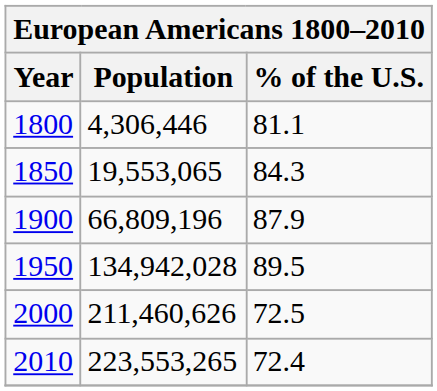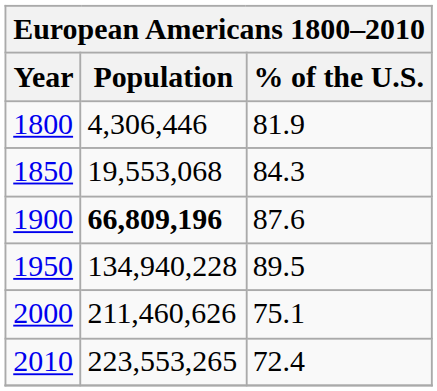(279, 124) 81.1 -> (279, 124) 81.9
(155, 171) 19,553,065 -> (155, 171) 19,553,068
(155, 218) normal -> (155, 218) bold
(279, 218) 87.9 -> (279, 218) 87.6
(162, 266) 134,942,028 -> (162, 266) 134,940,228
(279, 313) 72.5 -> (279, 313) 75.1
